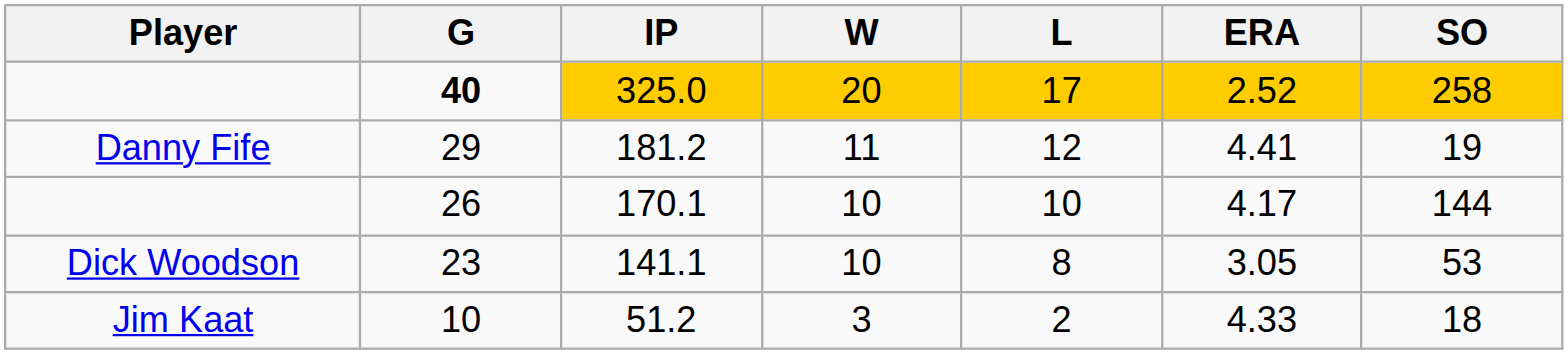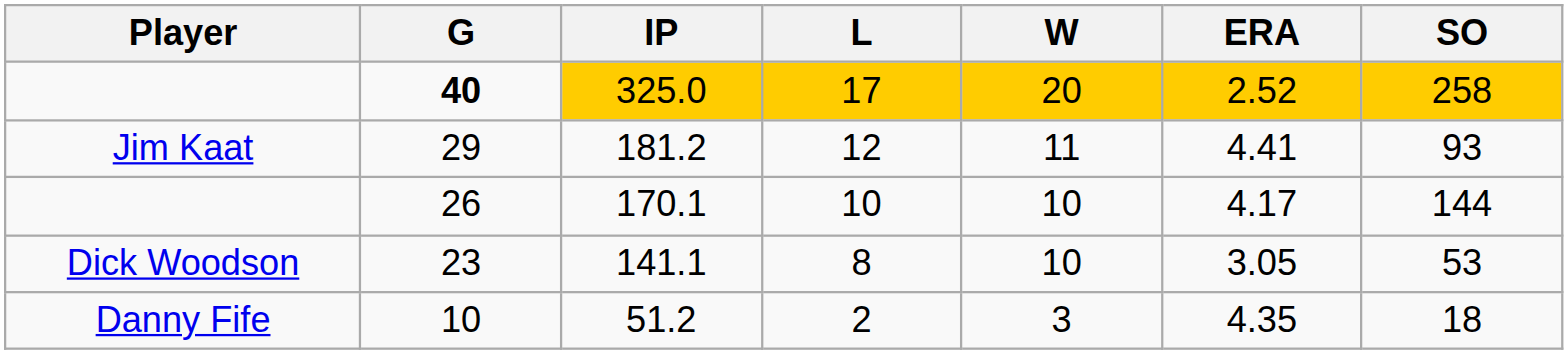columns swapped: (861, 33) <-> (1062, 33)
(183, 147) Danny Fife -> (183, 147) Jim Kaat
(1462, 147) 19 -> (1462, 147) 93
(183, 319) Jim Kaat -> (183, 319) Danny Fife
(1262, 319) 4.33 -> (1262, 319) 4.35
